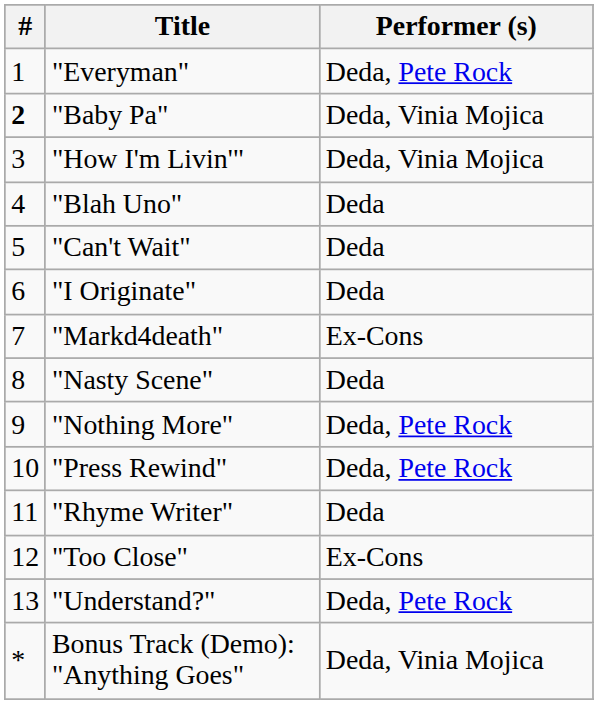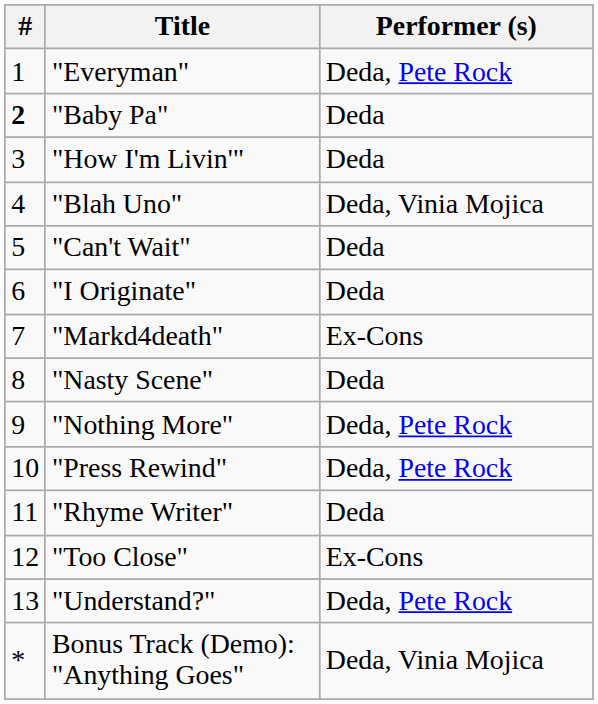(435, 114) Deda, Vinia Mojica -> (355, 114) Deda
(435, 159) Deda, Vinia Mojica -> (355, 159) Deda
(355, 203) Deda -> (435, 203) Deda, Vinia Mojica
